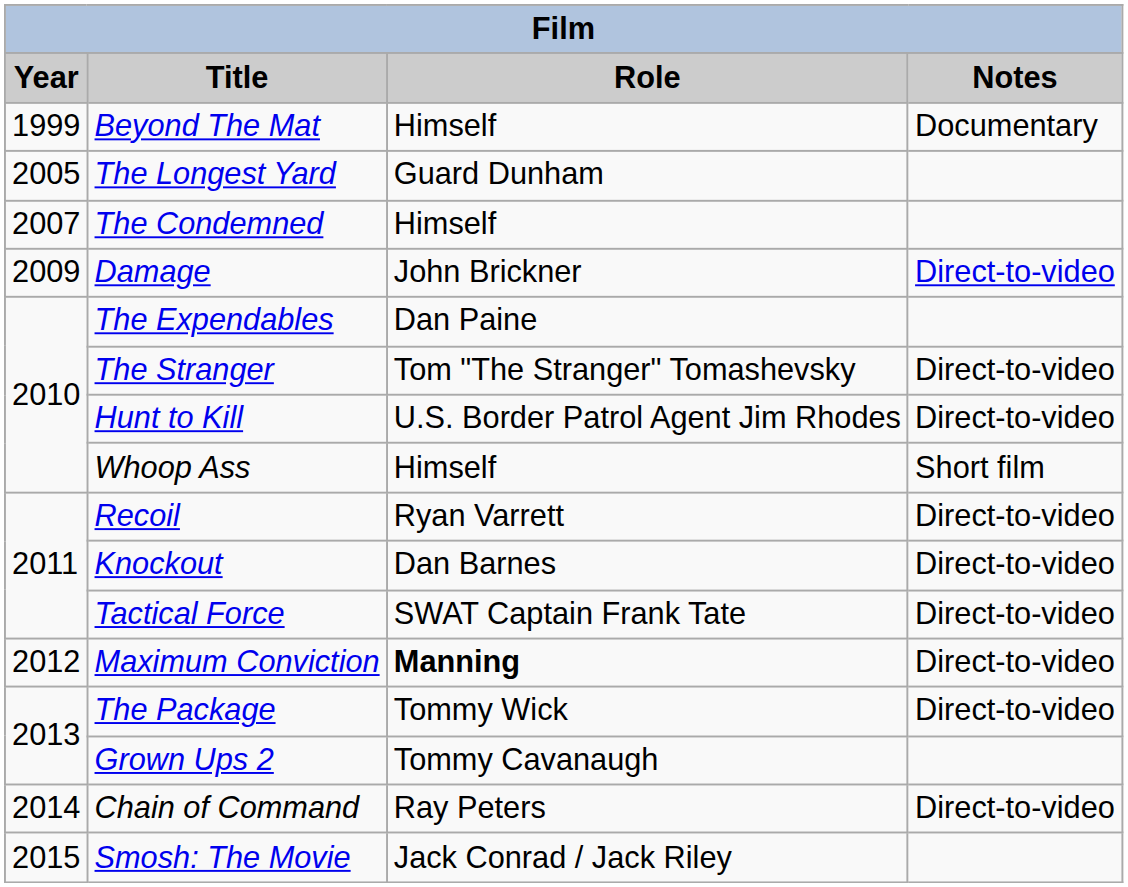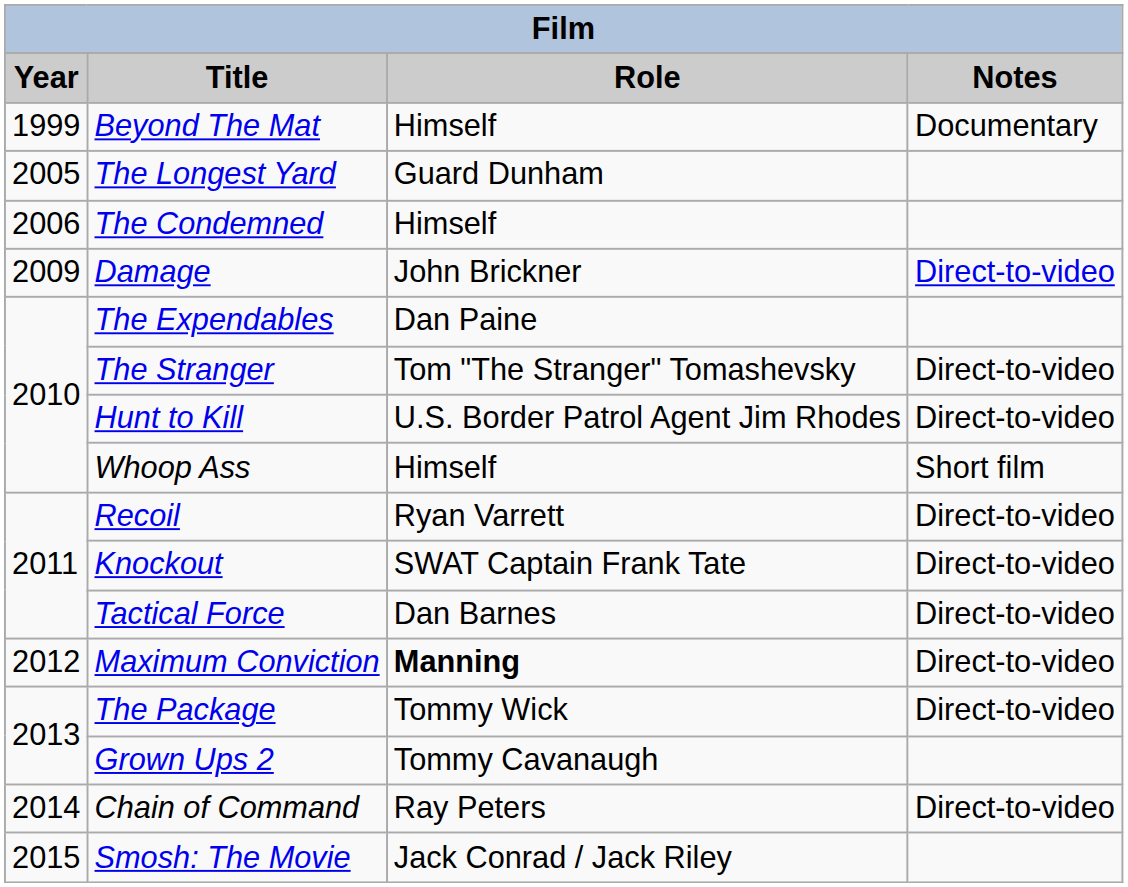(46, 223) 2007 -> (46, 223) 2006
(475, 564) Dan Barnes -> (570, 564) SWAT Captain Frank Tate
(570, 613) SWAT Captain Frank Tate -> (475, 613) Dan Barnes
